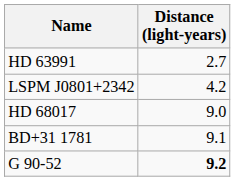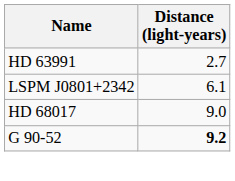(216, 86) 4.2 -> (216, 86) 6.1
- row: (50, 138)
